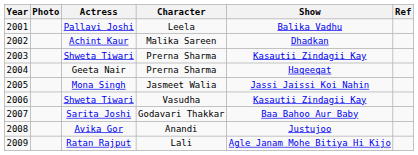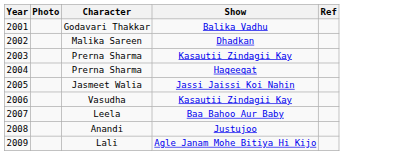- column: (99, 12)
(181, 26) Leela -> (107, 26) Godavari Thakkar
(181, 114) Godavari Thakkar -> (107, 114) Leela
